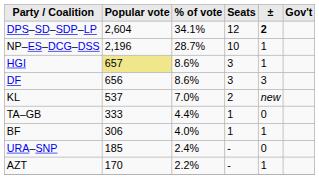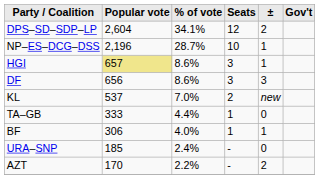(264, 30) bold -> (264, 30) normal
(264, 166) 1 -> (264, 166) 2
